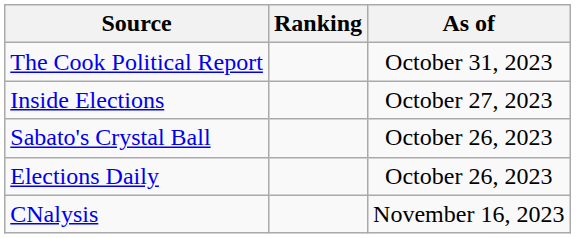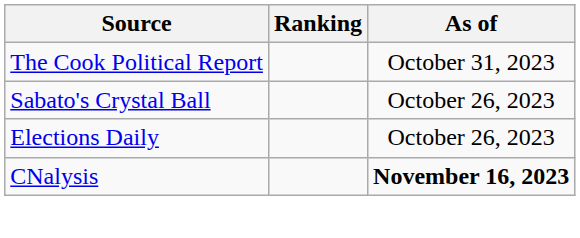- row: (87, 99)
(469, 213) normal -> (471, 175) bold
